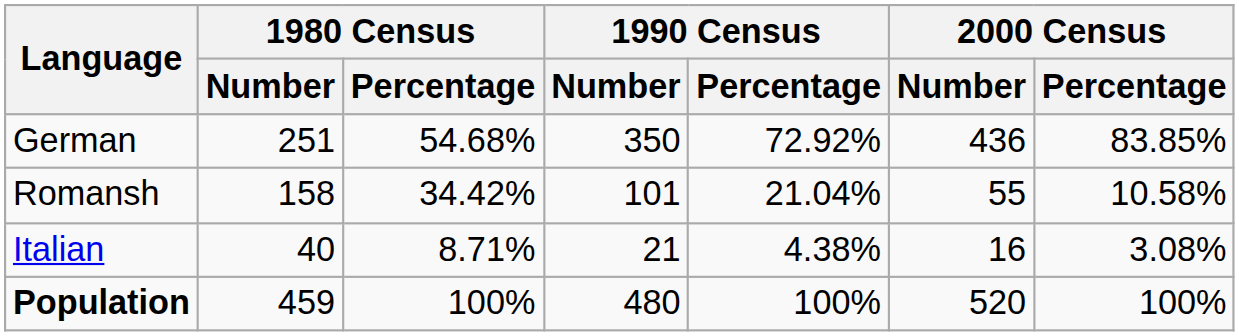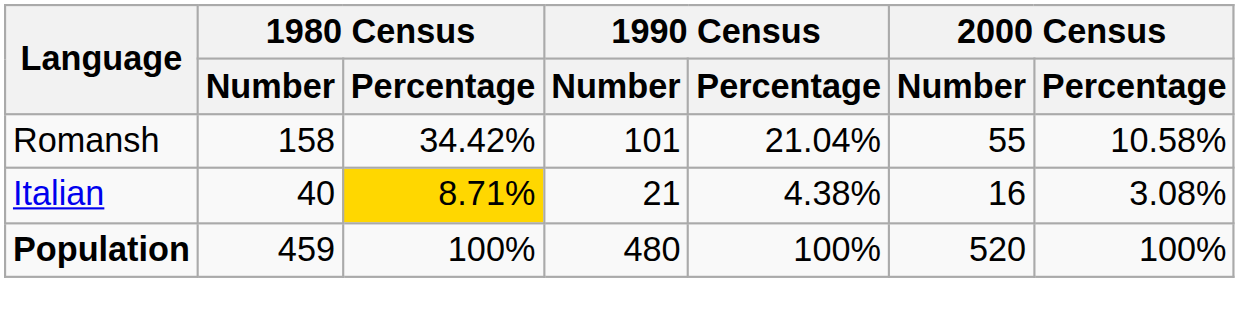- row: (75, 140)
(487, 248) no background -> (487, 194) gold background
